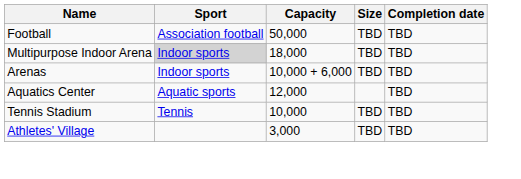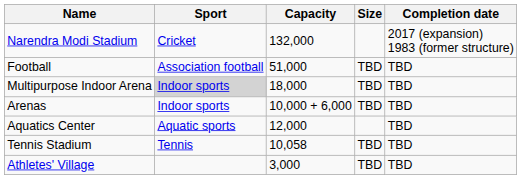+ row: (72, 40)
(288, 33) 50,000 -> (288, 67) 51,000
(288, 111) 10,000 -> (288, 145) 10,058
